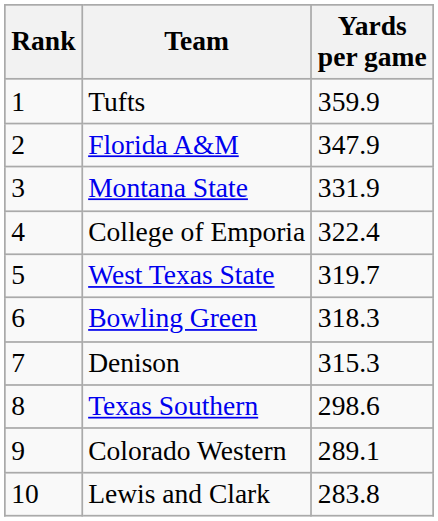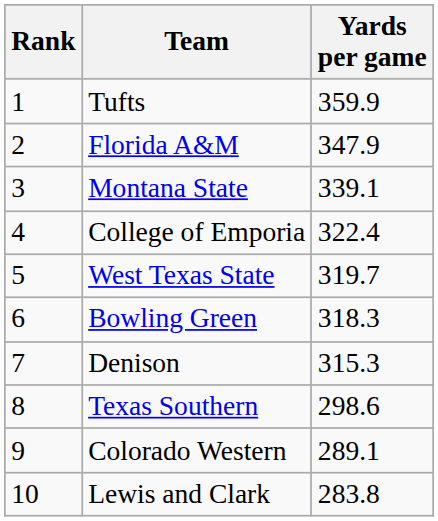(349, 188) 331.9 -> (349, 188) 339.1
